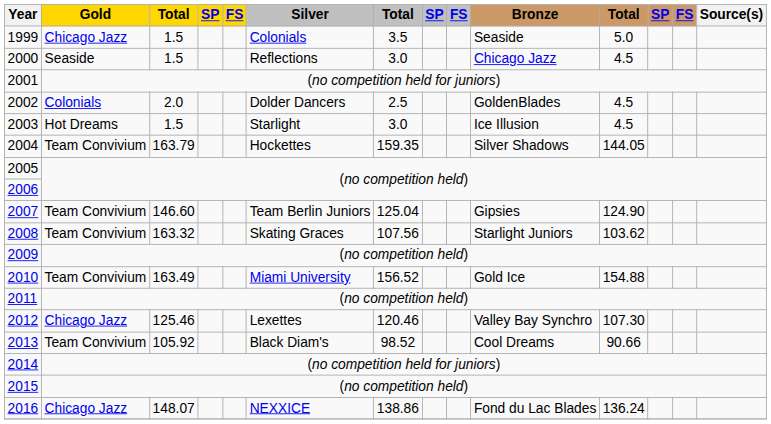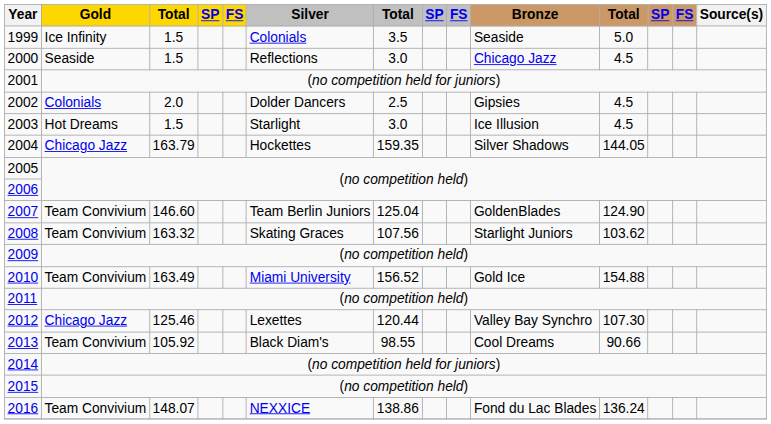(86, 37) Chicago Jazz -> (76, 37) Ice Infinity
(517, 102) GoldenBlades -> (497, 102) Gipsies
(95, 146) Team Convivium -> (86, 146) Chicago Jazz
(497, 211) Gipsies -> (517, 211) GoldenBlades
(398, 320) 120.46 -> (398, 320) 120.44
(398, 342) 98.52 -> (398, 342) 98.55
(86, 408) Chicago Jazz -> (95, 408) Team Convivium
